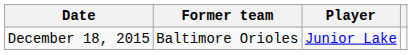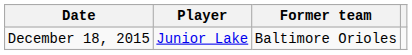columns swapped: (351, 16) <-> (227, 16)
